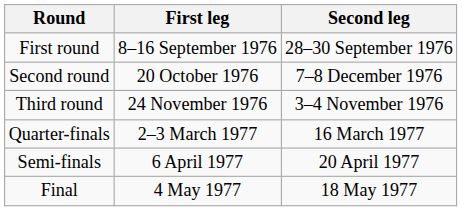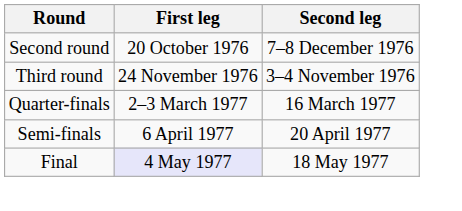- row: (59, 47)
(197, 190) no background -> (188, 162) lavender background
